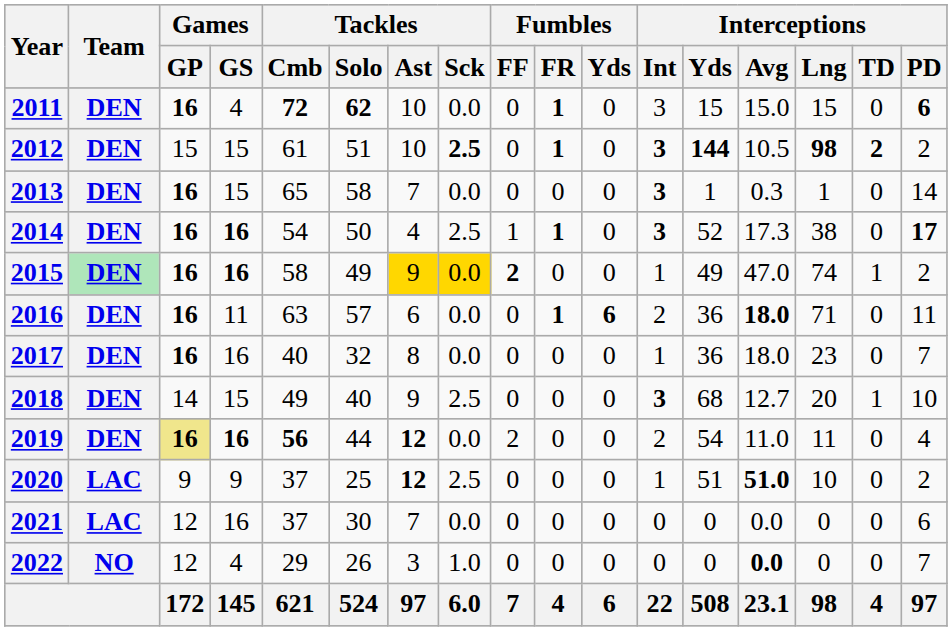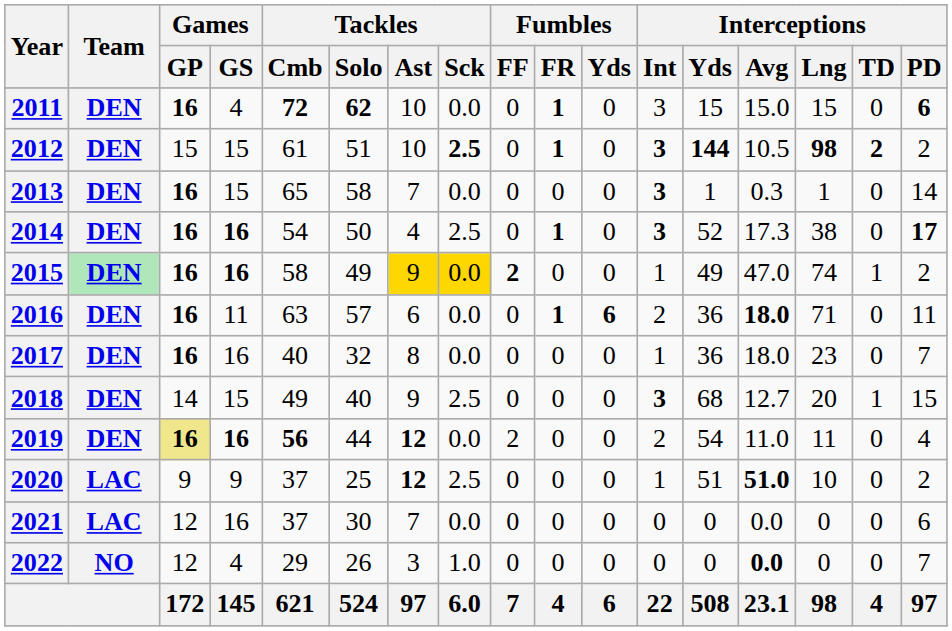(513, 231) 1 -> (513, 231) 0
(924, 397) 10 -> (924, 397) 15
